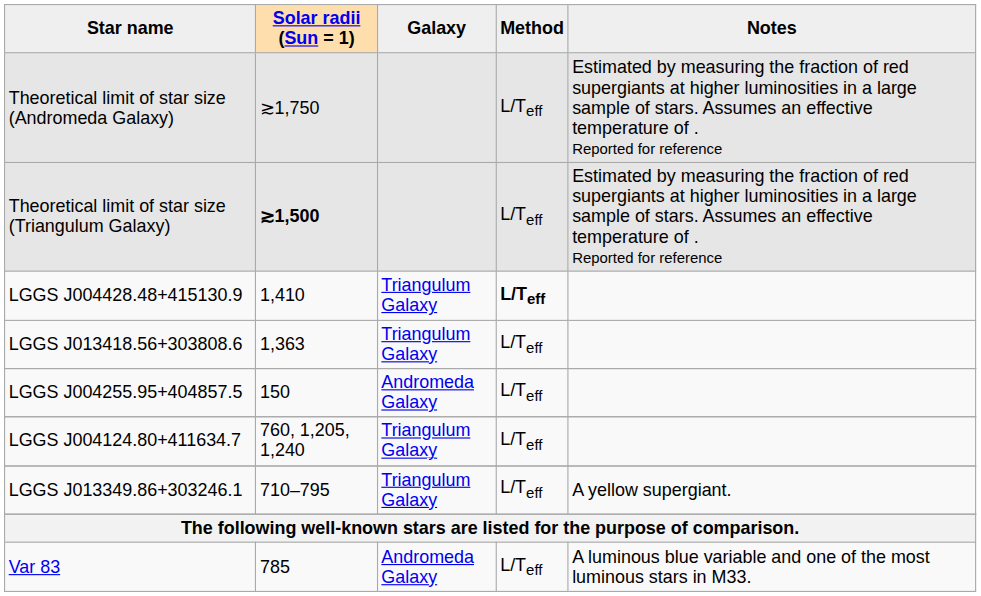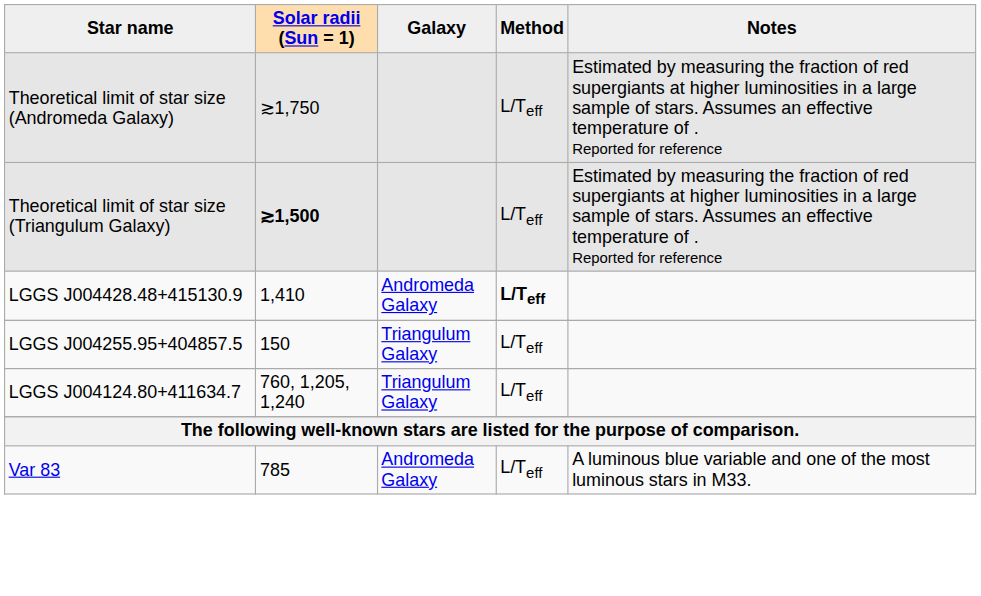(426, 295) Triangulum Galaxy -> (428, 295) Andromeda Galaxy
- row: (126, 344)
(428, 392) Andromeda Galaxy -> (426, 344) Triangulum Galaxy
- row: (126, 489)
